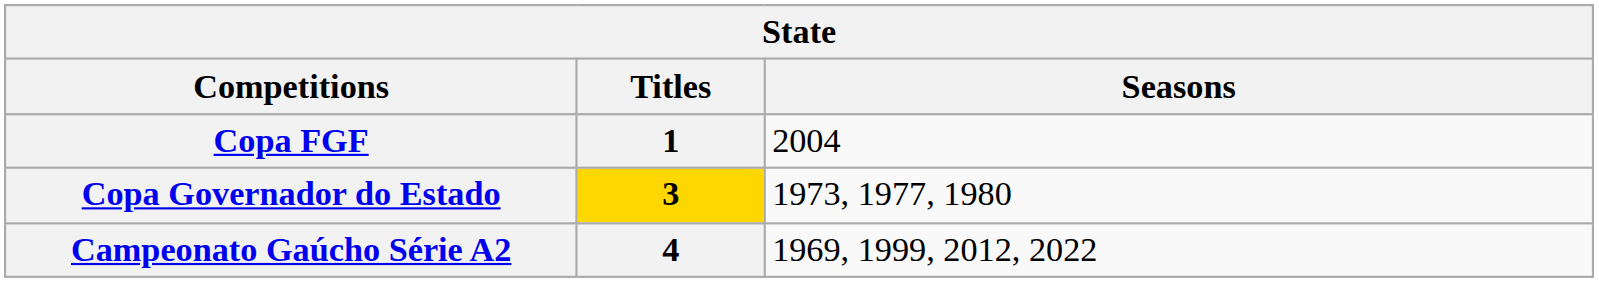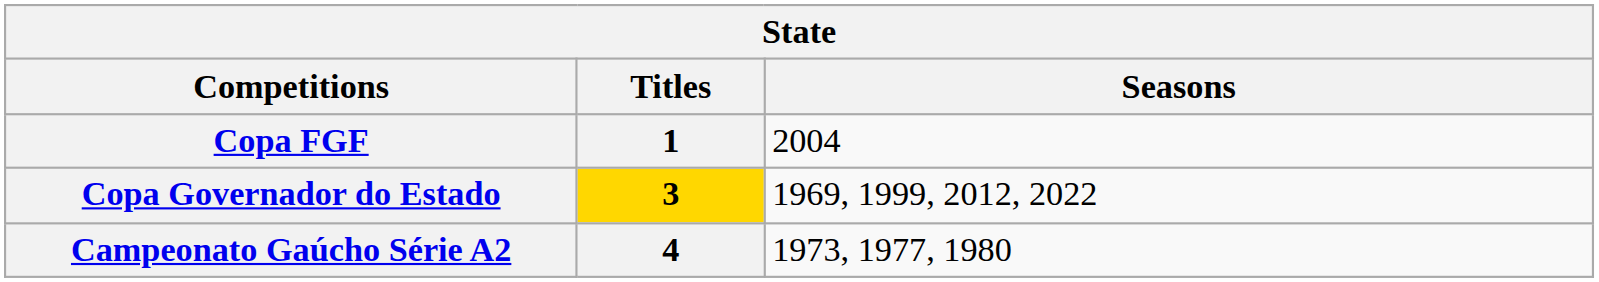(892, 194) 1973, 1977, 1980 -> (935, 194) 1969, 1999, 2012, 2022
(935, 248) 1969, 1999, 2012, 2022 -> (892, 248) 1973, 1977, 1980
